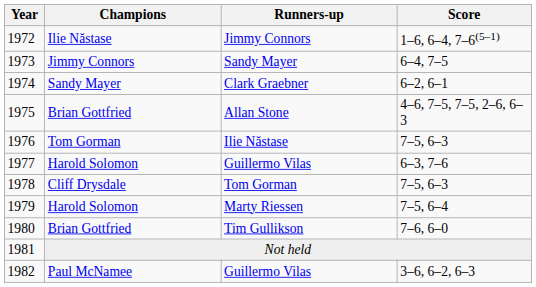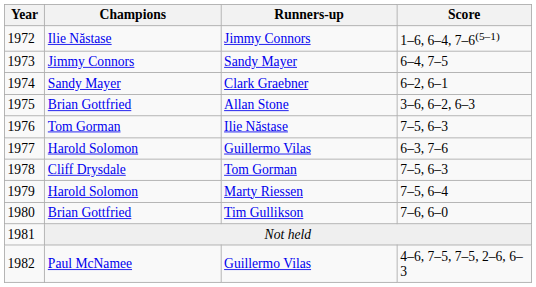(462, 112) 4–6, 7–5, 7–5, 2–6, 6–3 -> (438, 105) 3–6, 6–2, 6–3
(438, 271) 3–6, 6–2, 6–3 -> (462, 263) 4–6, 7–5, 7–5, 2–6, 6–3
